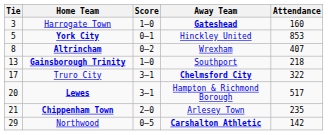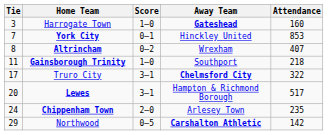(13, 37) 5 -> (13, 37) 7
(13, 62) 13 -> (13, 62) 11
(13, 110) 21 -> (13, 110) 24
